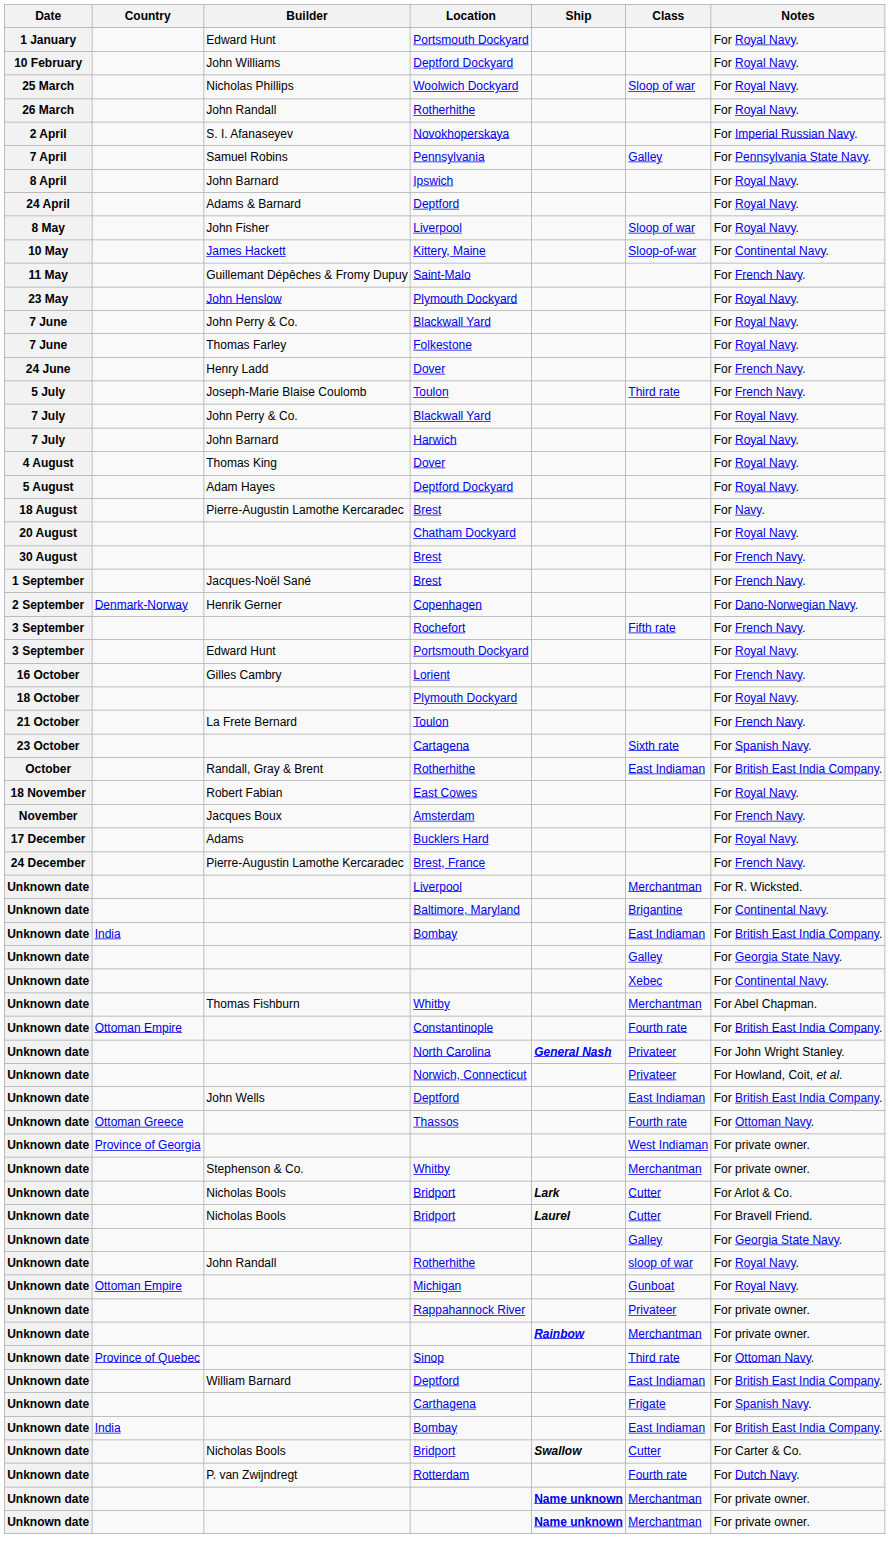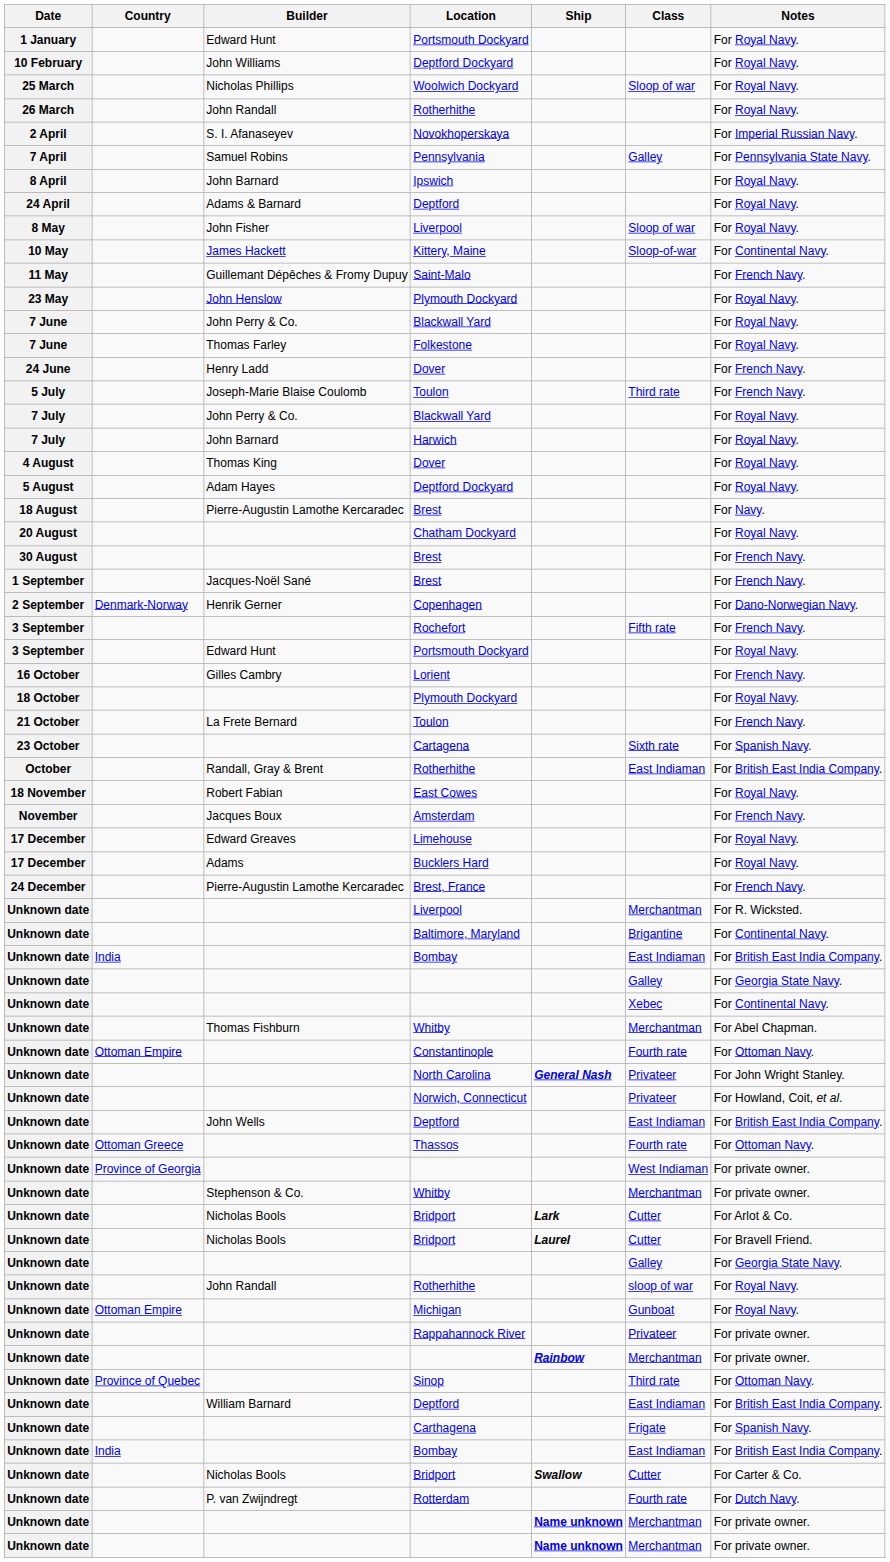+ row: (48, 839)
(798, 1028) For British East India Company. -> (764, 1051) For Ottoman Navy.
